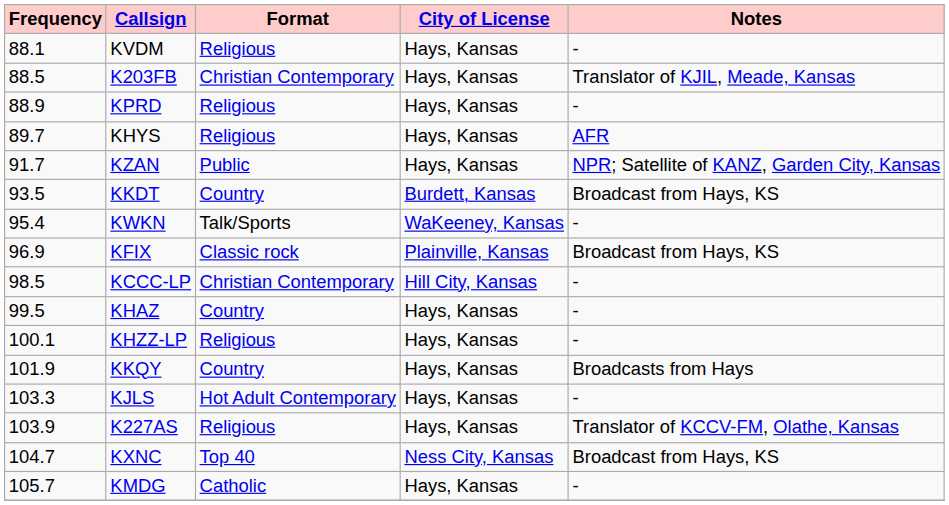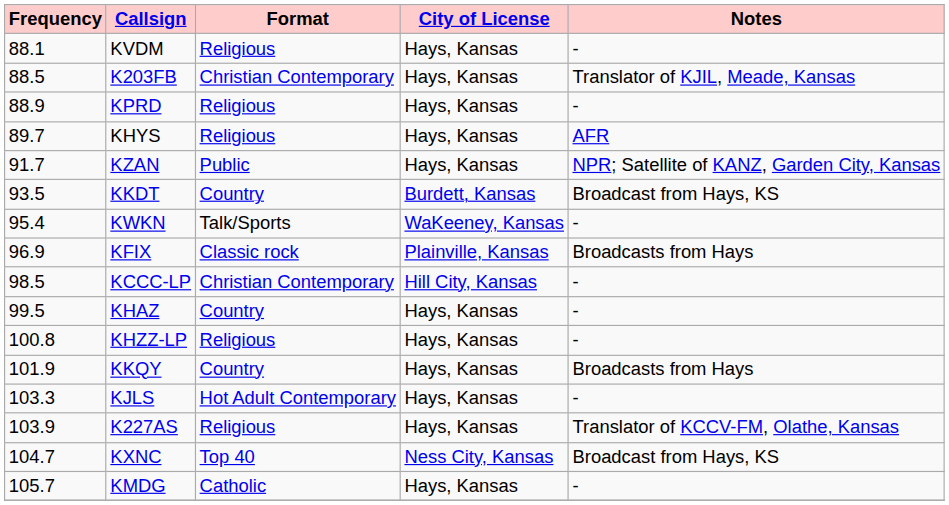(676, 252) Broadcast from Hays, KS -> (663, 252) Broadcasts from Hays
(32, 340) 100.1 -> (32, 340) 100.8
